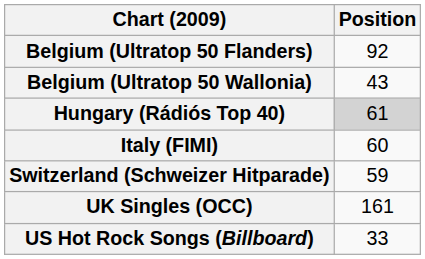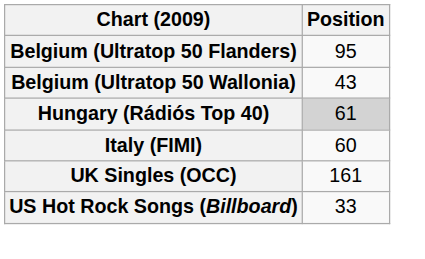(377, 51) 92 -> (346, 51) 95
- row: (169, 176)
